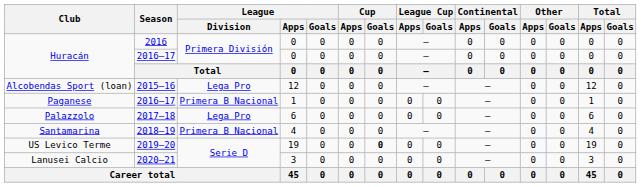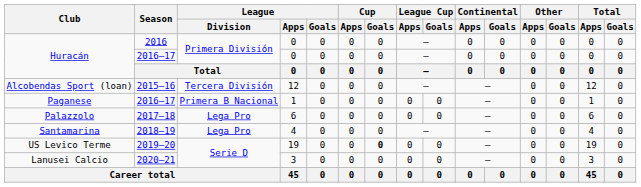(229, 86) Lega Pro -> (229, 86) Tercera División
(229, 130) Primera B Nacional -> (229, 130) Lega Pro
